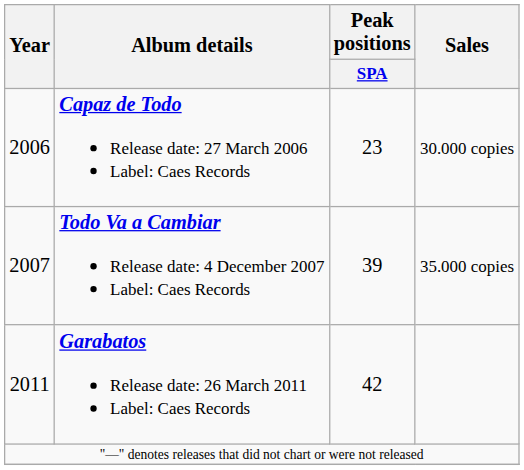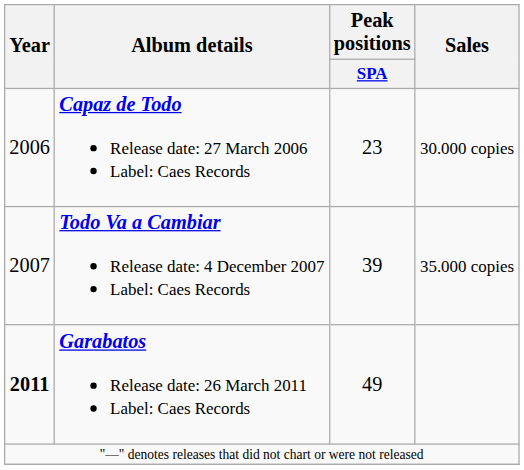(30, 384) normal -> (30, 384) bold
(372, 384) 42 -> (372, 384) 49
